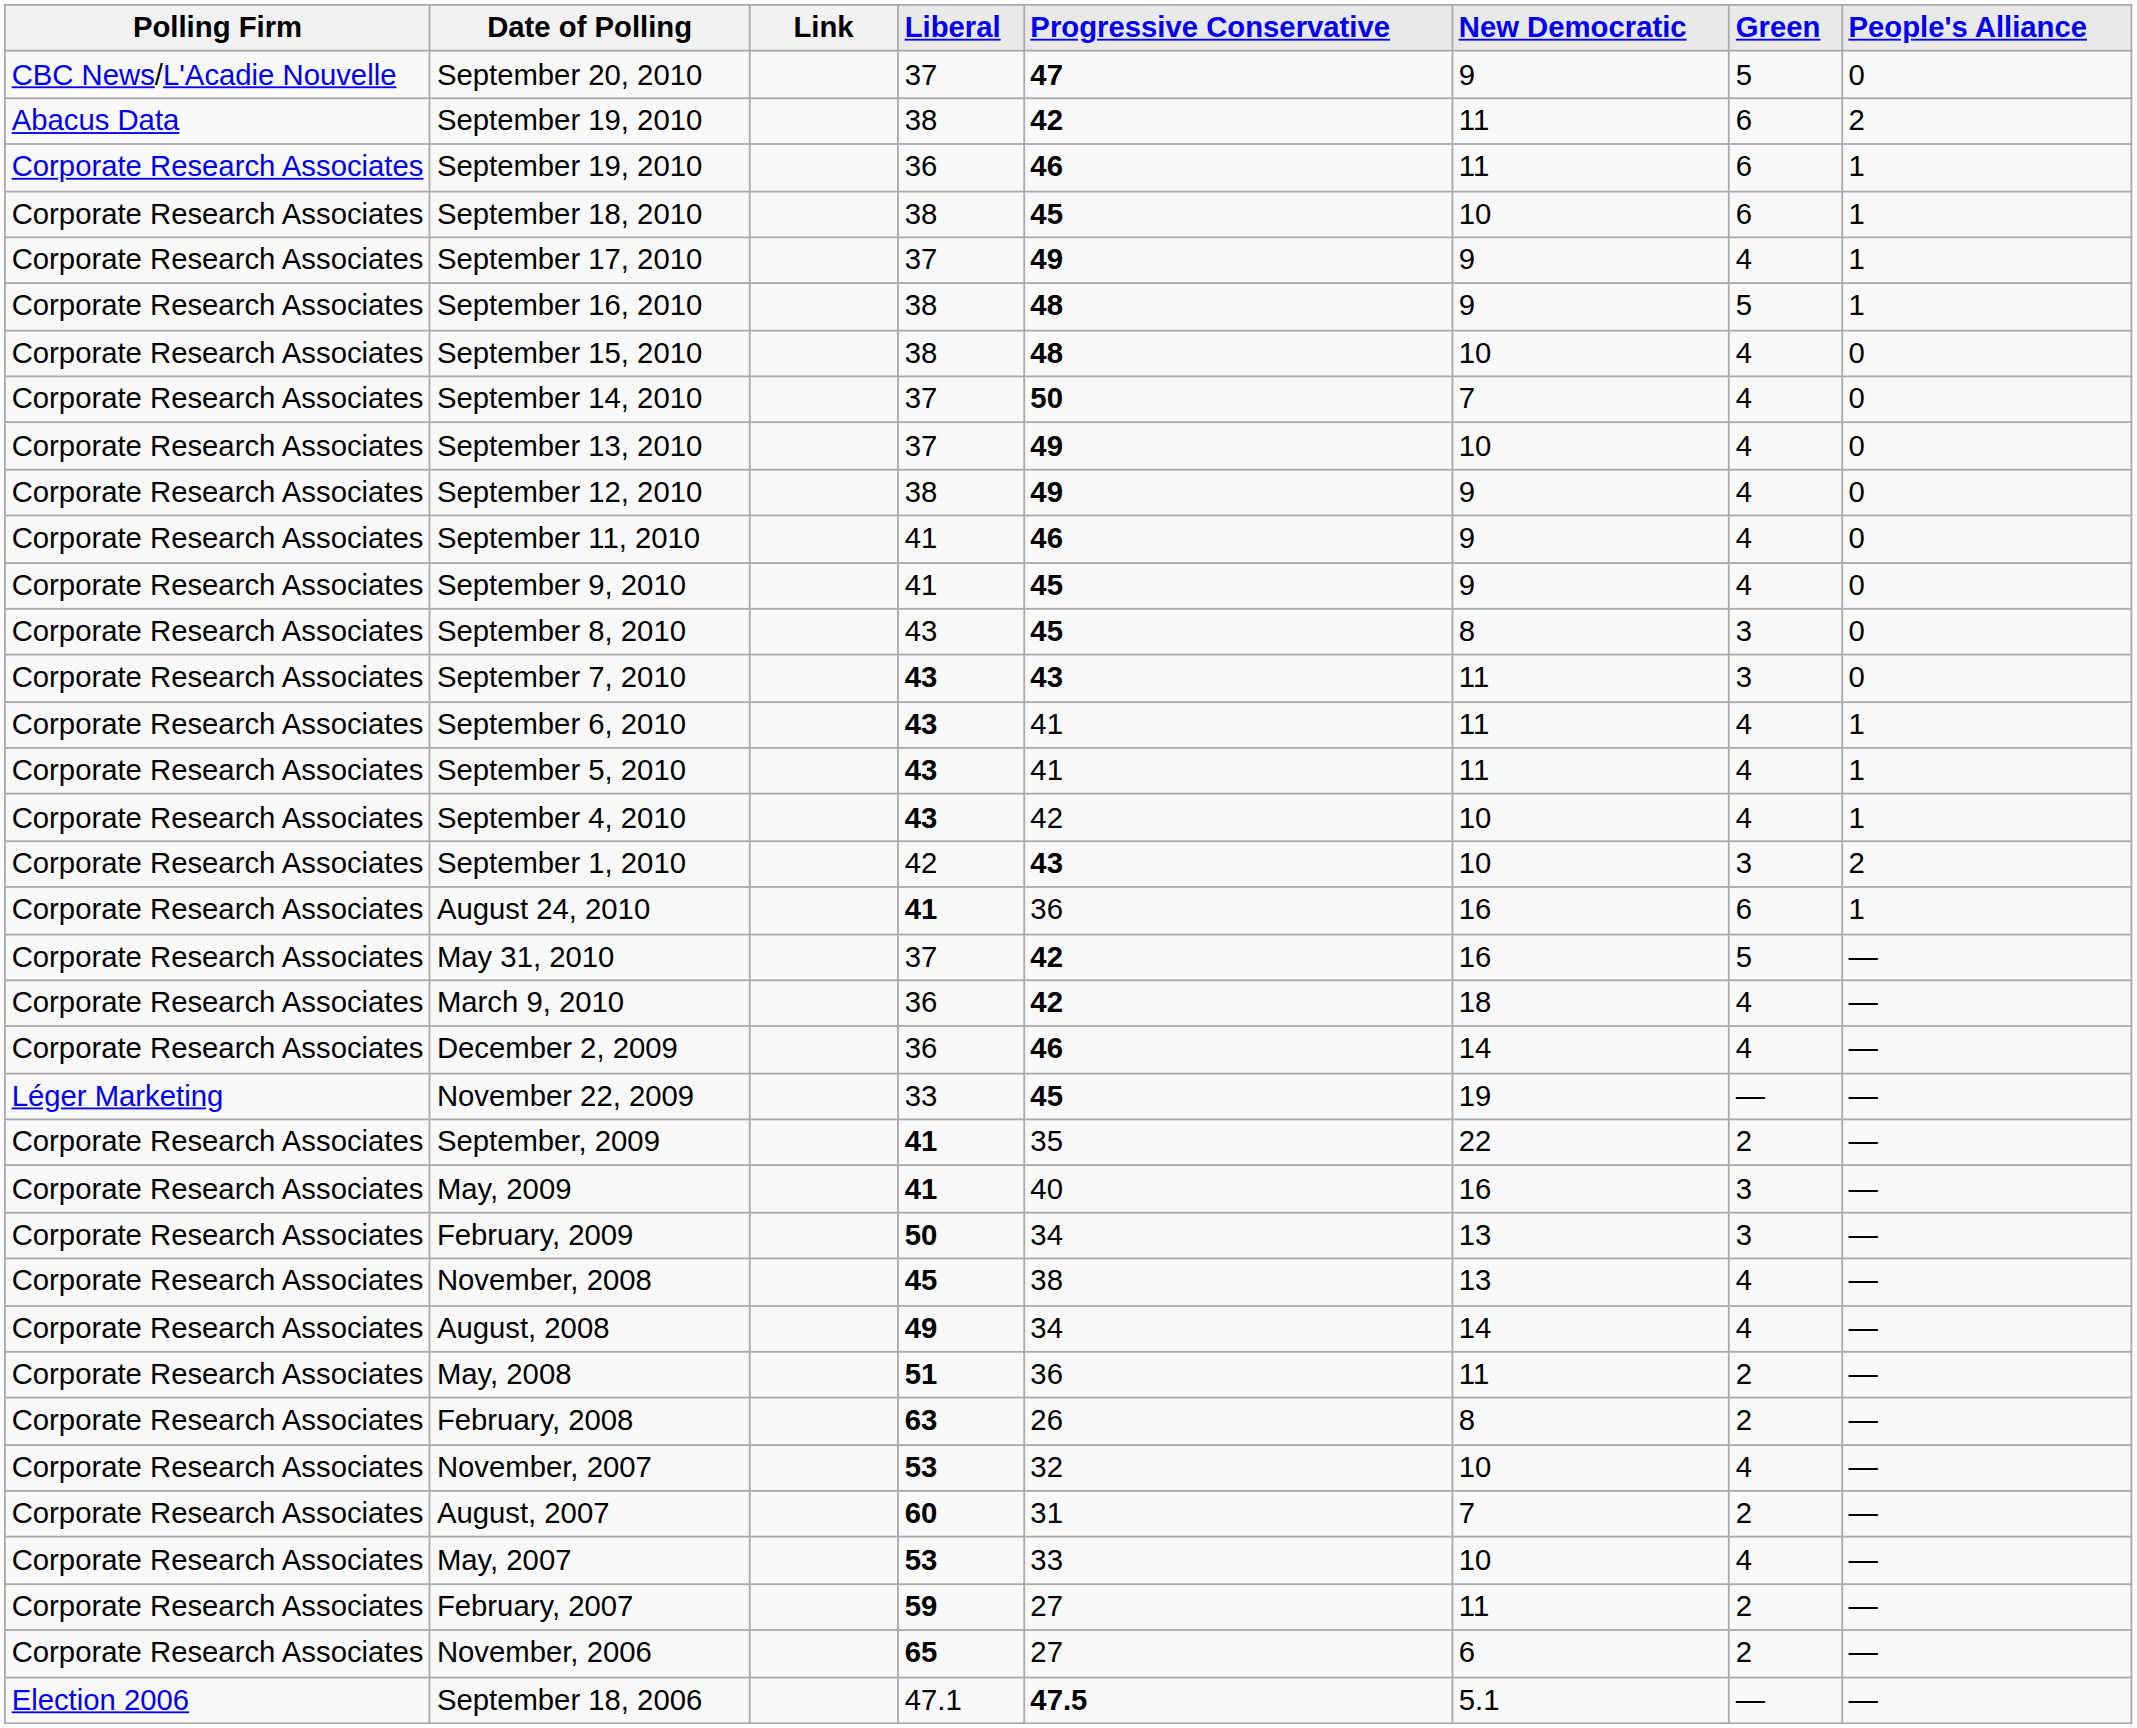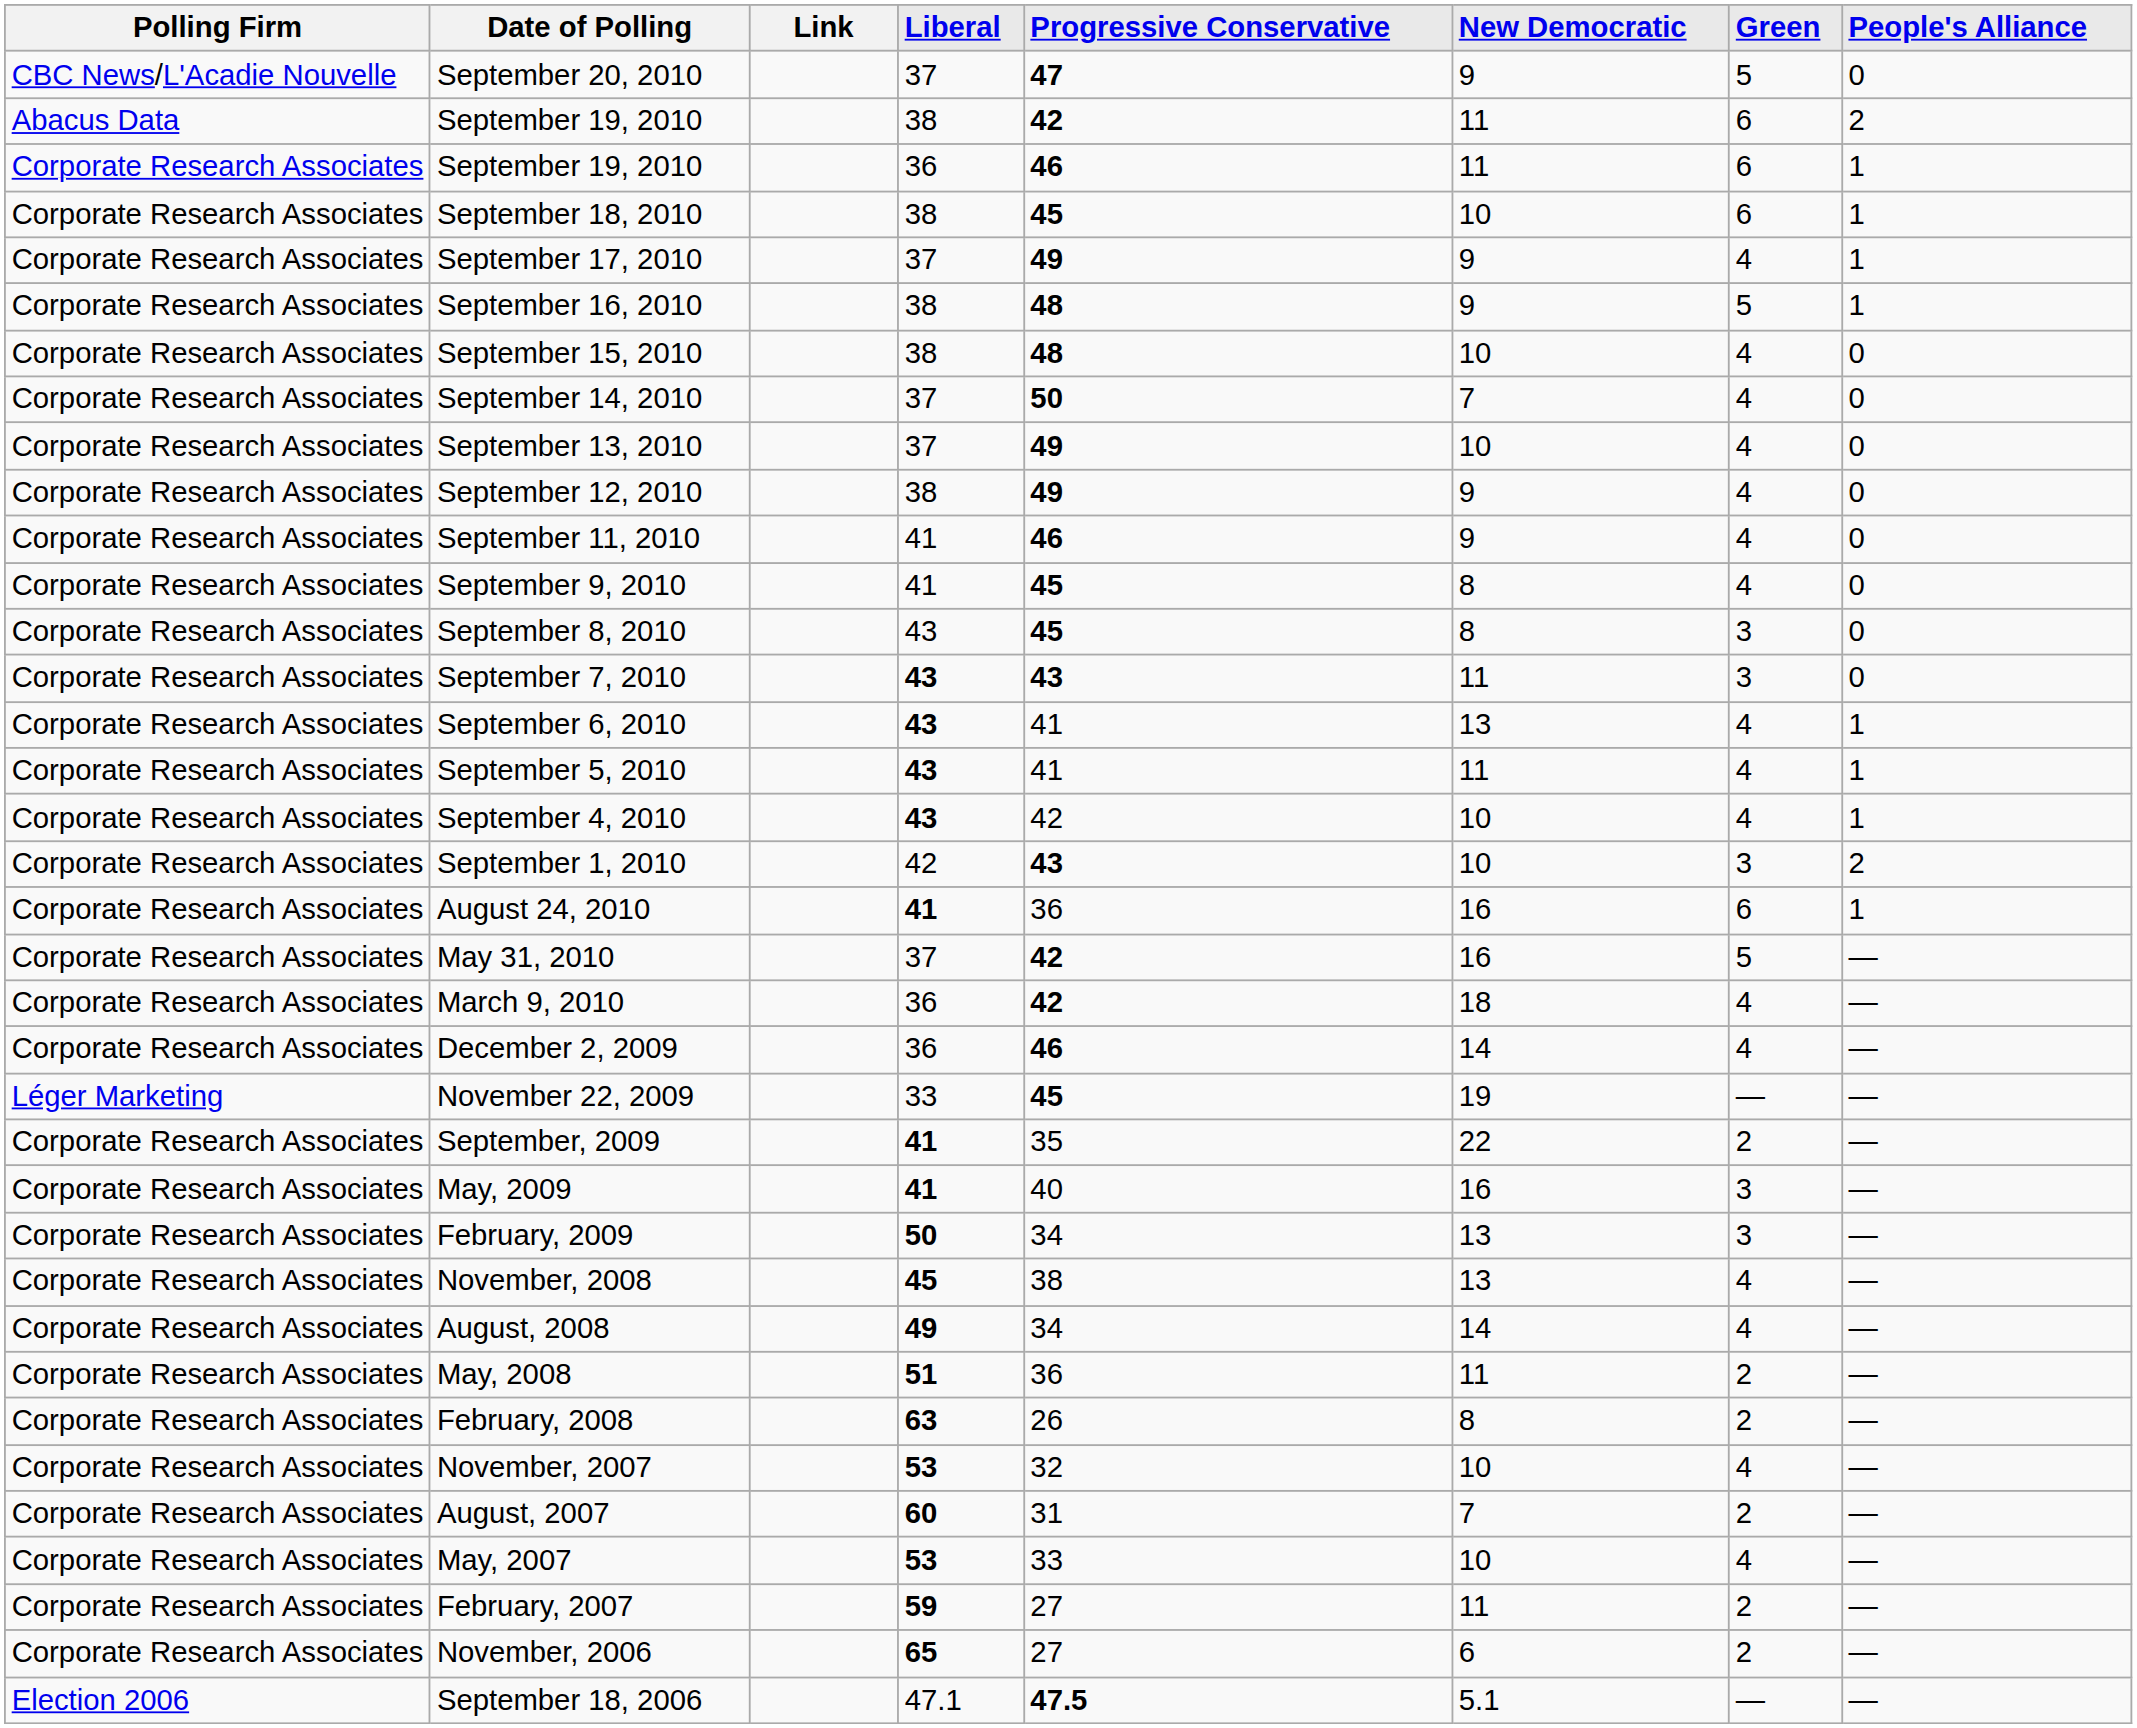(1467, 584) 9 -> (1467, 584) 8
(1474, 724) 11 -> (1475, 724) 13
